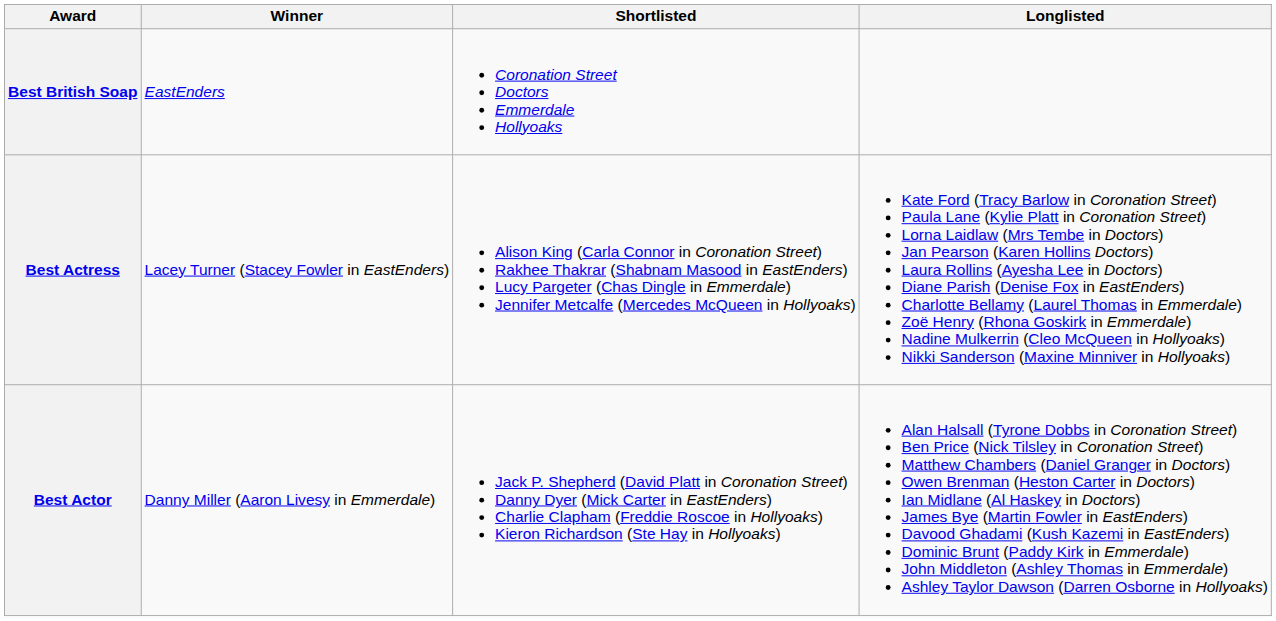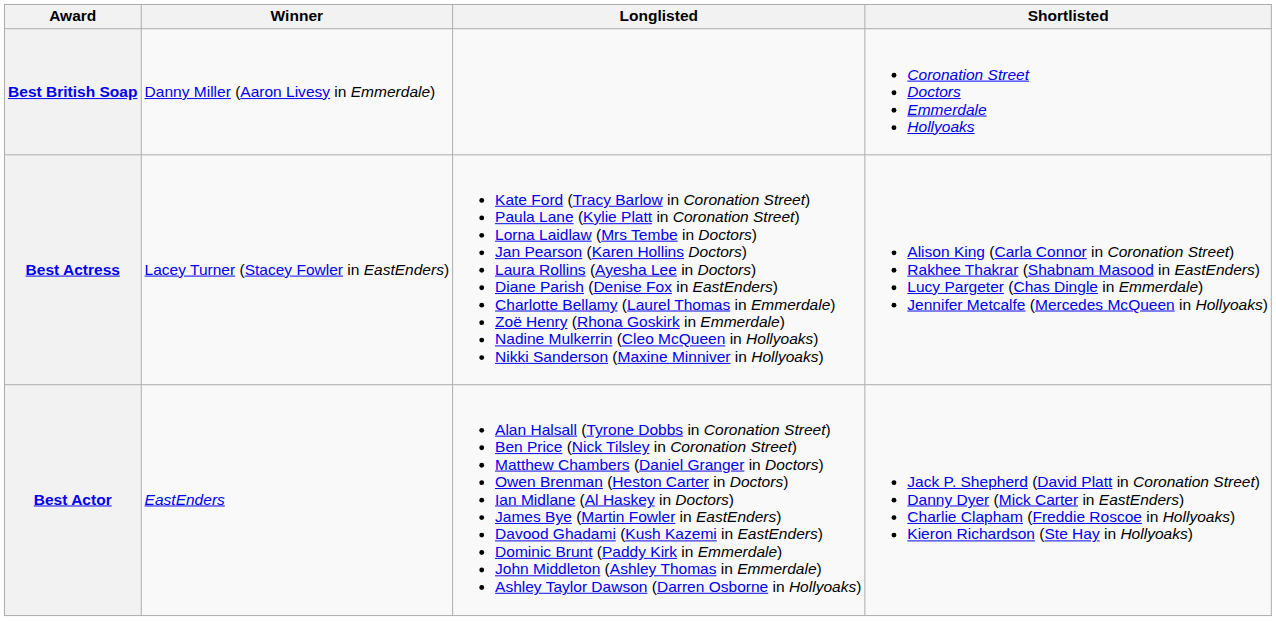columns swapped: (656, 16) <-> (1065, 16)
(185, 91) EastEnders -> (290, 91) Danny Miller (Aaron Livesy in Emmerdale)
(290, 499) Danny Miller (Aaron Livesy in Emmerdale) -> (185, 499) EastEnders
